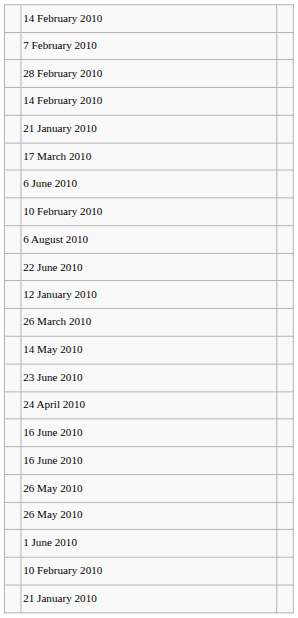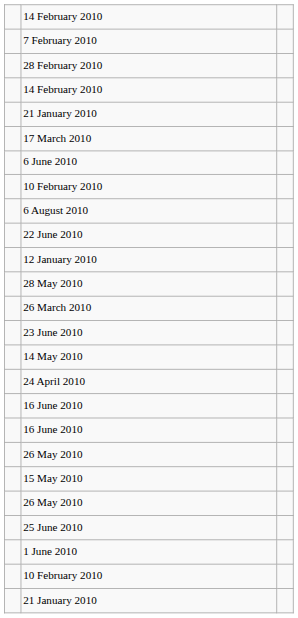+ row: (12, 284)
rows swapped: (12, 378) <-> (12, 350)
+ row: (12, 479)
+ row: (12, 527)
